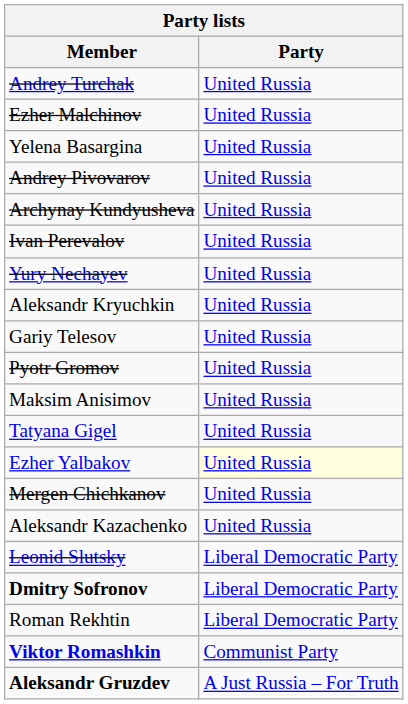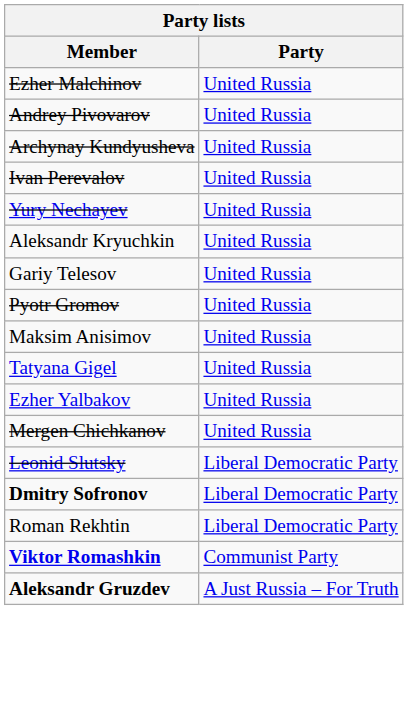- row: (72, 83)
- row: (76, 146)
(257, 462) lightyellow background -> (257, 399) no background
- row: (98, 525)
